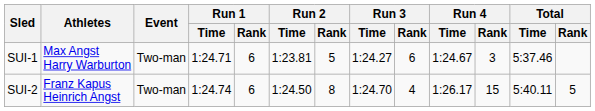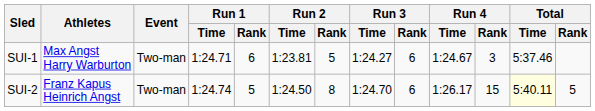(252, 91) 6 -> (252, 91) 5
(412, 91) 4 -> (412, 91) 6
(533, 91) no background -> (533, 91) lightyellow background
